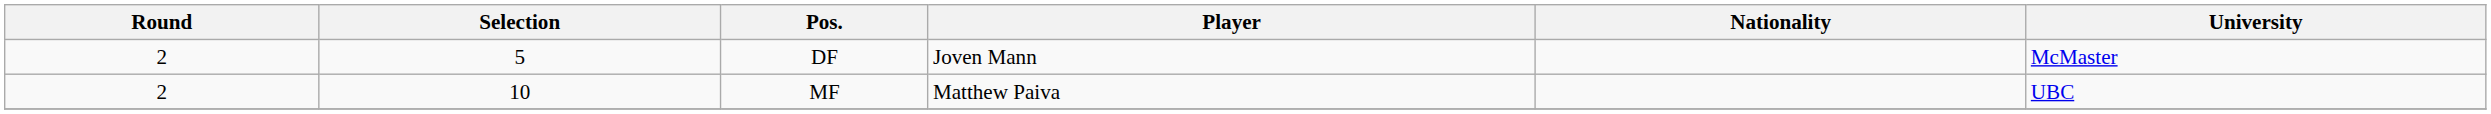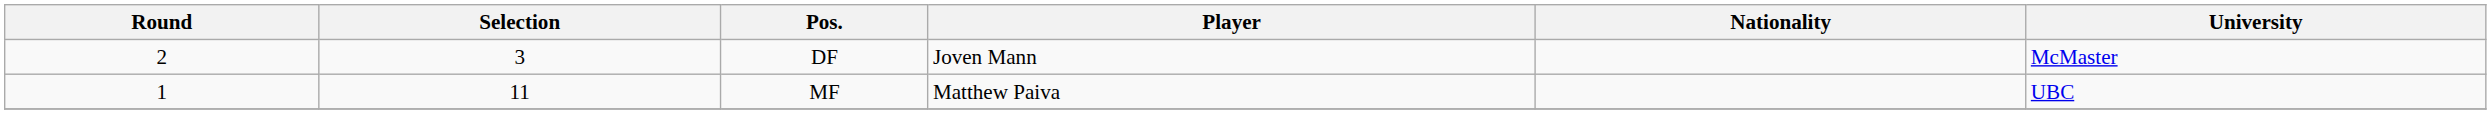(520, 56) 5 -> (520, 56) 3
(162, 91) 2 -> (162, 91) 1
(520, 91) 10 -> (520, 91) 11
